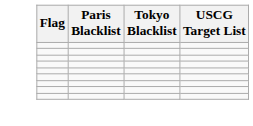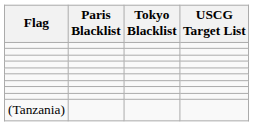+ row: (36, 110)
